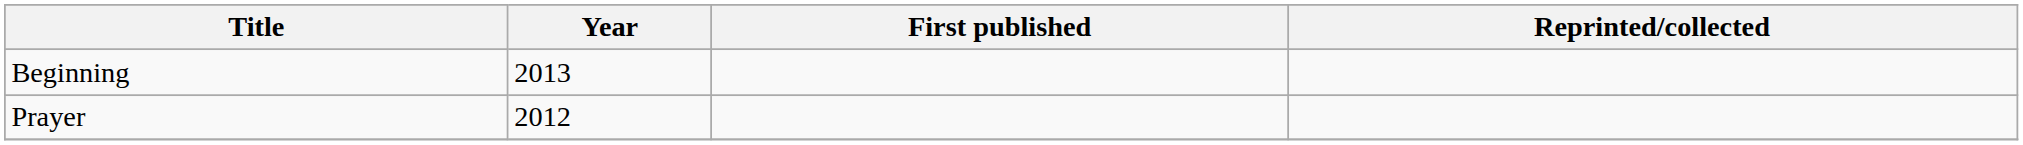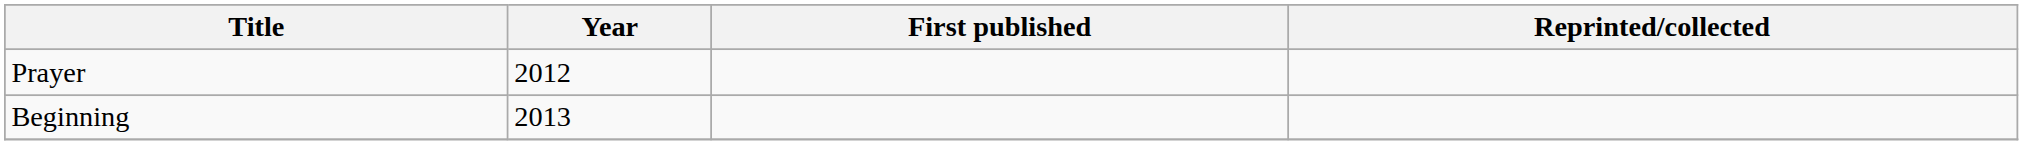rows swapped: (48, 116) <-> (70, 71)
